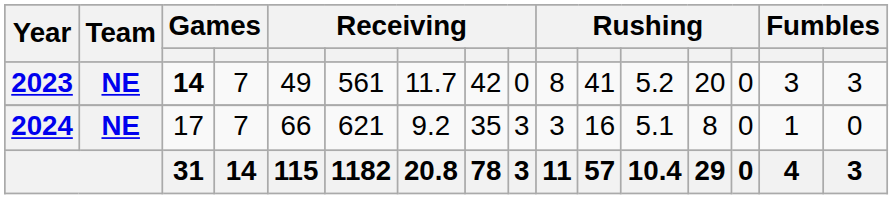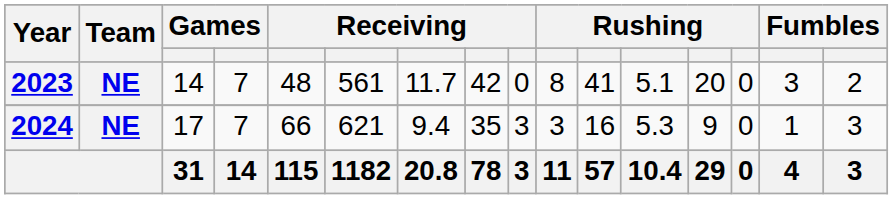(188, 83) bold -> (188, 83) normal
(296, 83) 49 -> (296, 83) 48
(655, 83) 5.2 -> (655, 83) 5.1
(855, 83) 3 -> (855, 83) 2
(431, 127) 9.2 -> (431, 127) 9.4
(655, 127) 5.1 -> (655, 127) 5.3
(710, 127) 8 -> (710, 127) 9
(855, 127) 0 -> (855, 127) 3
